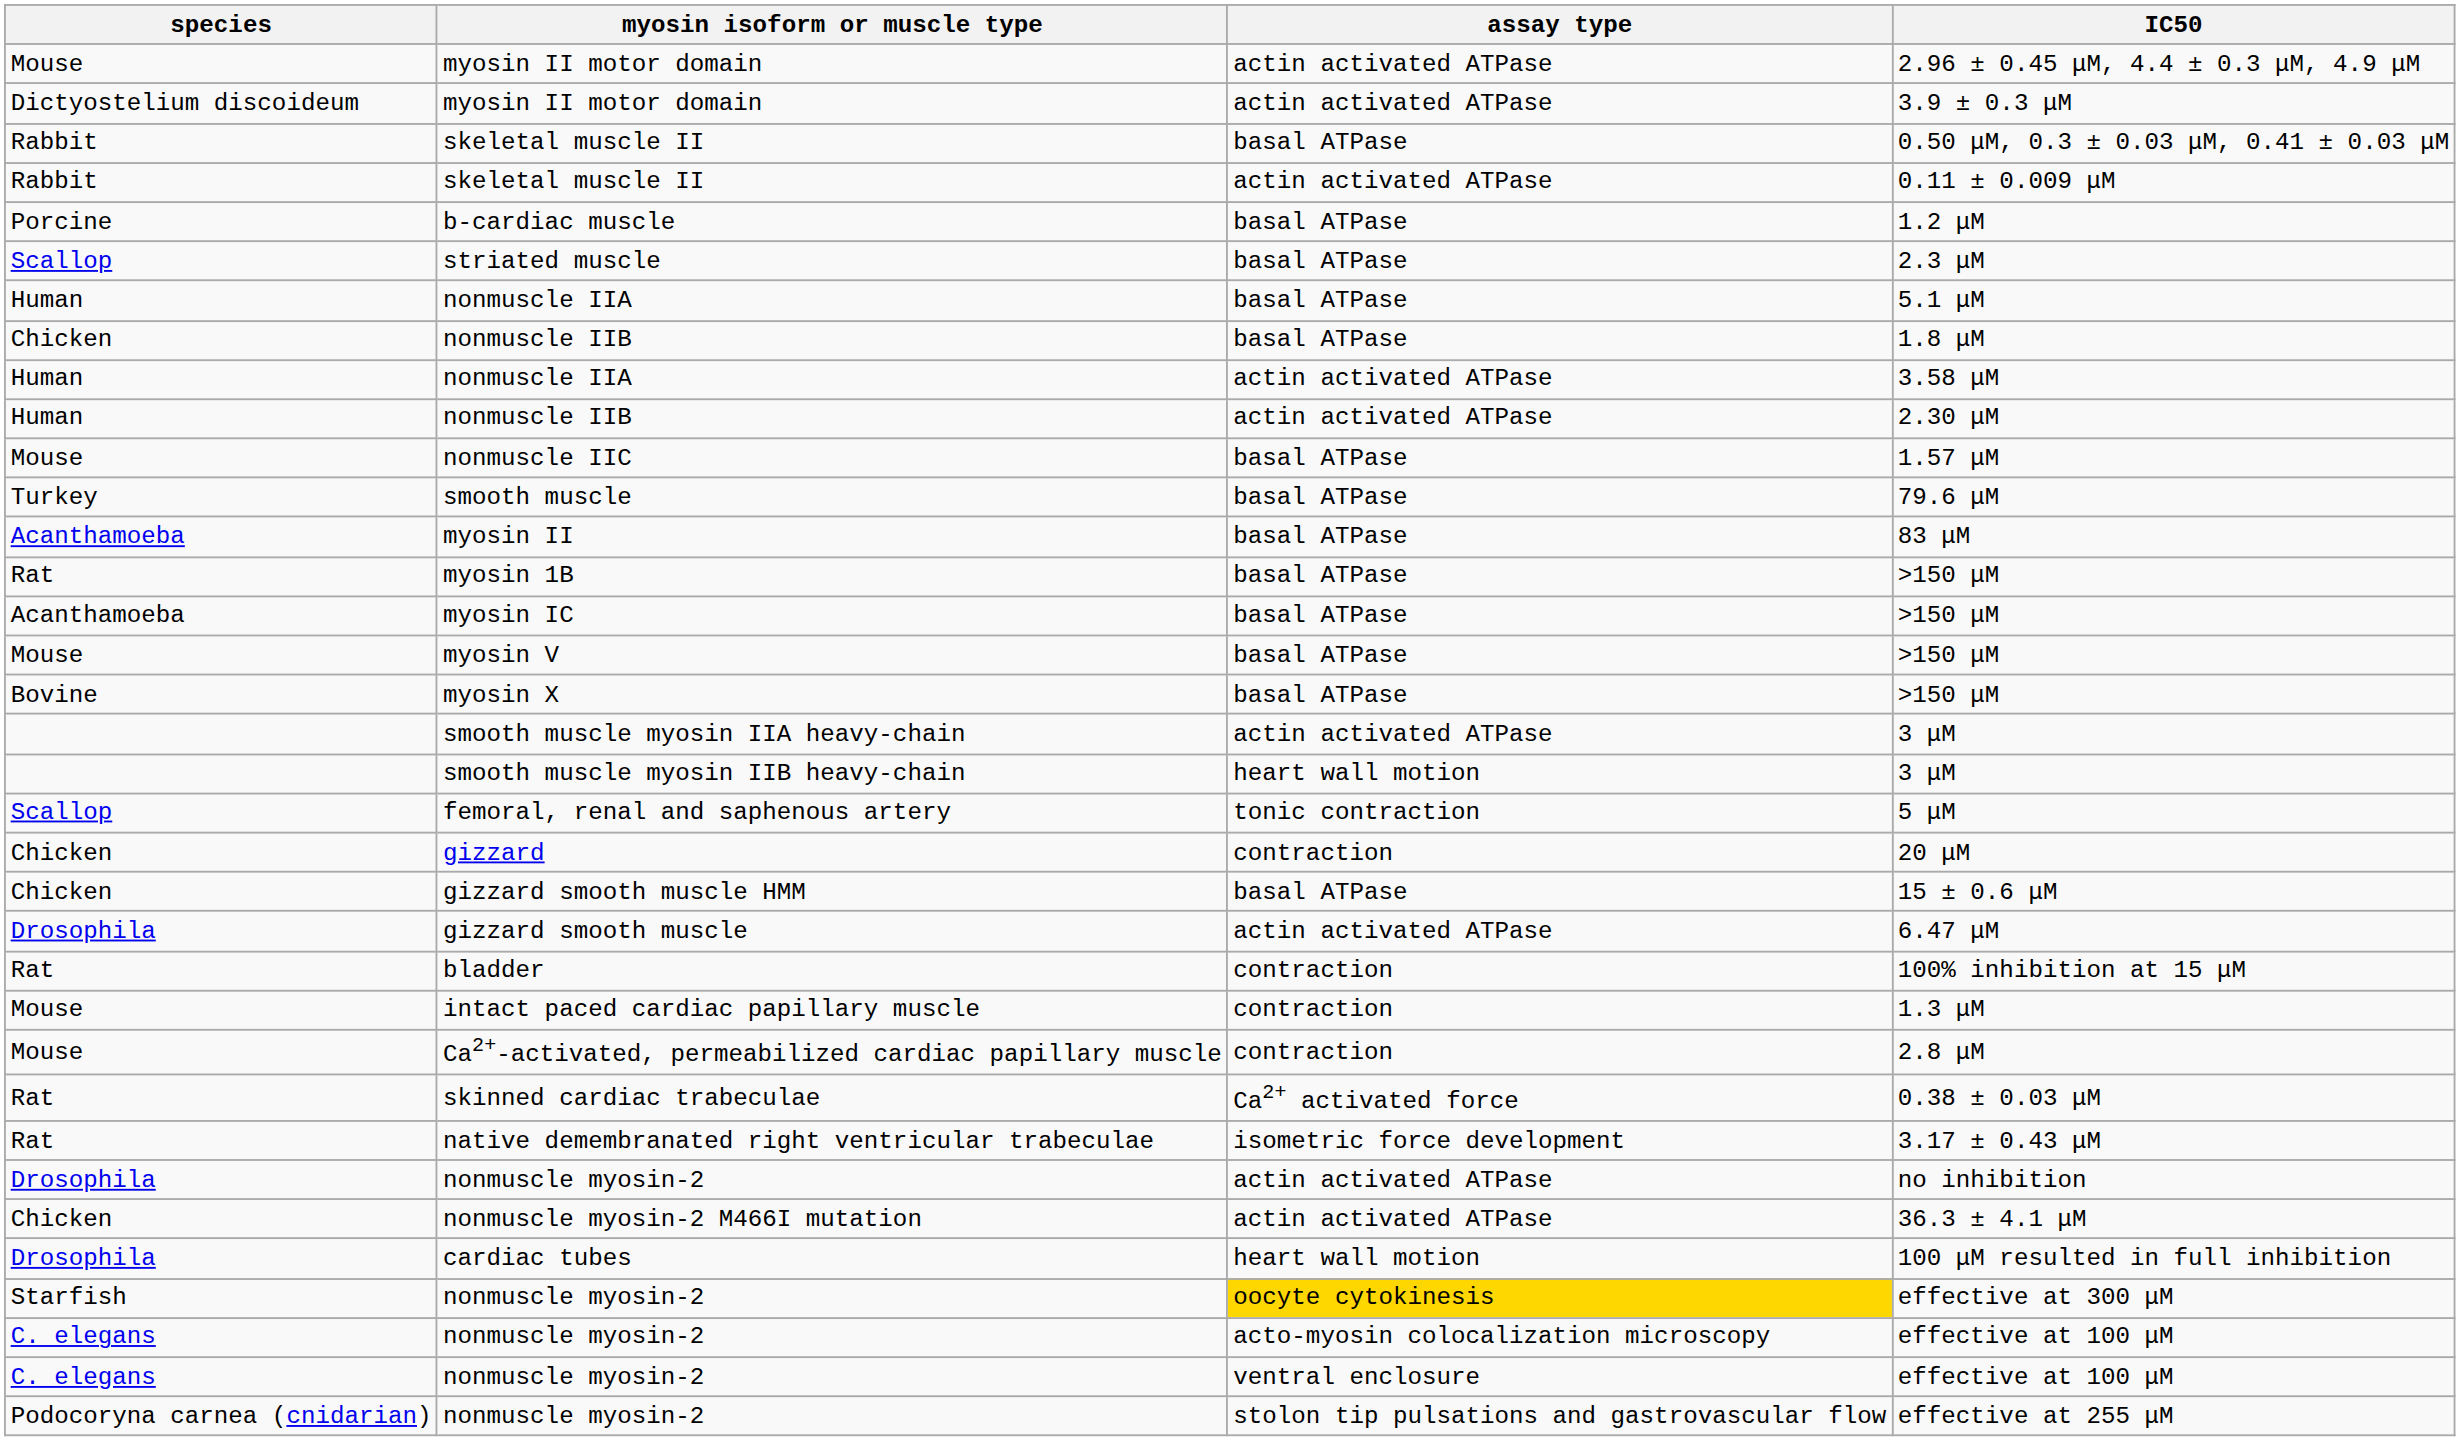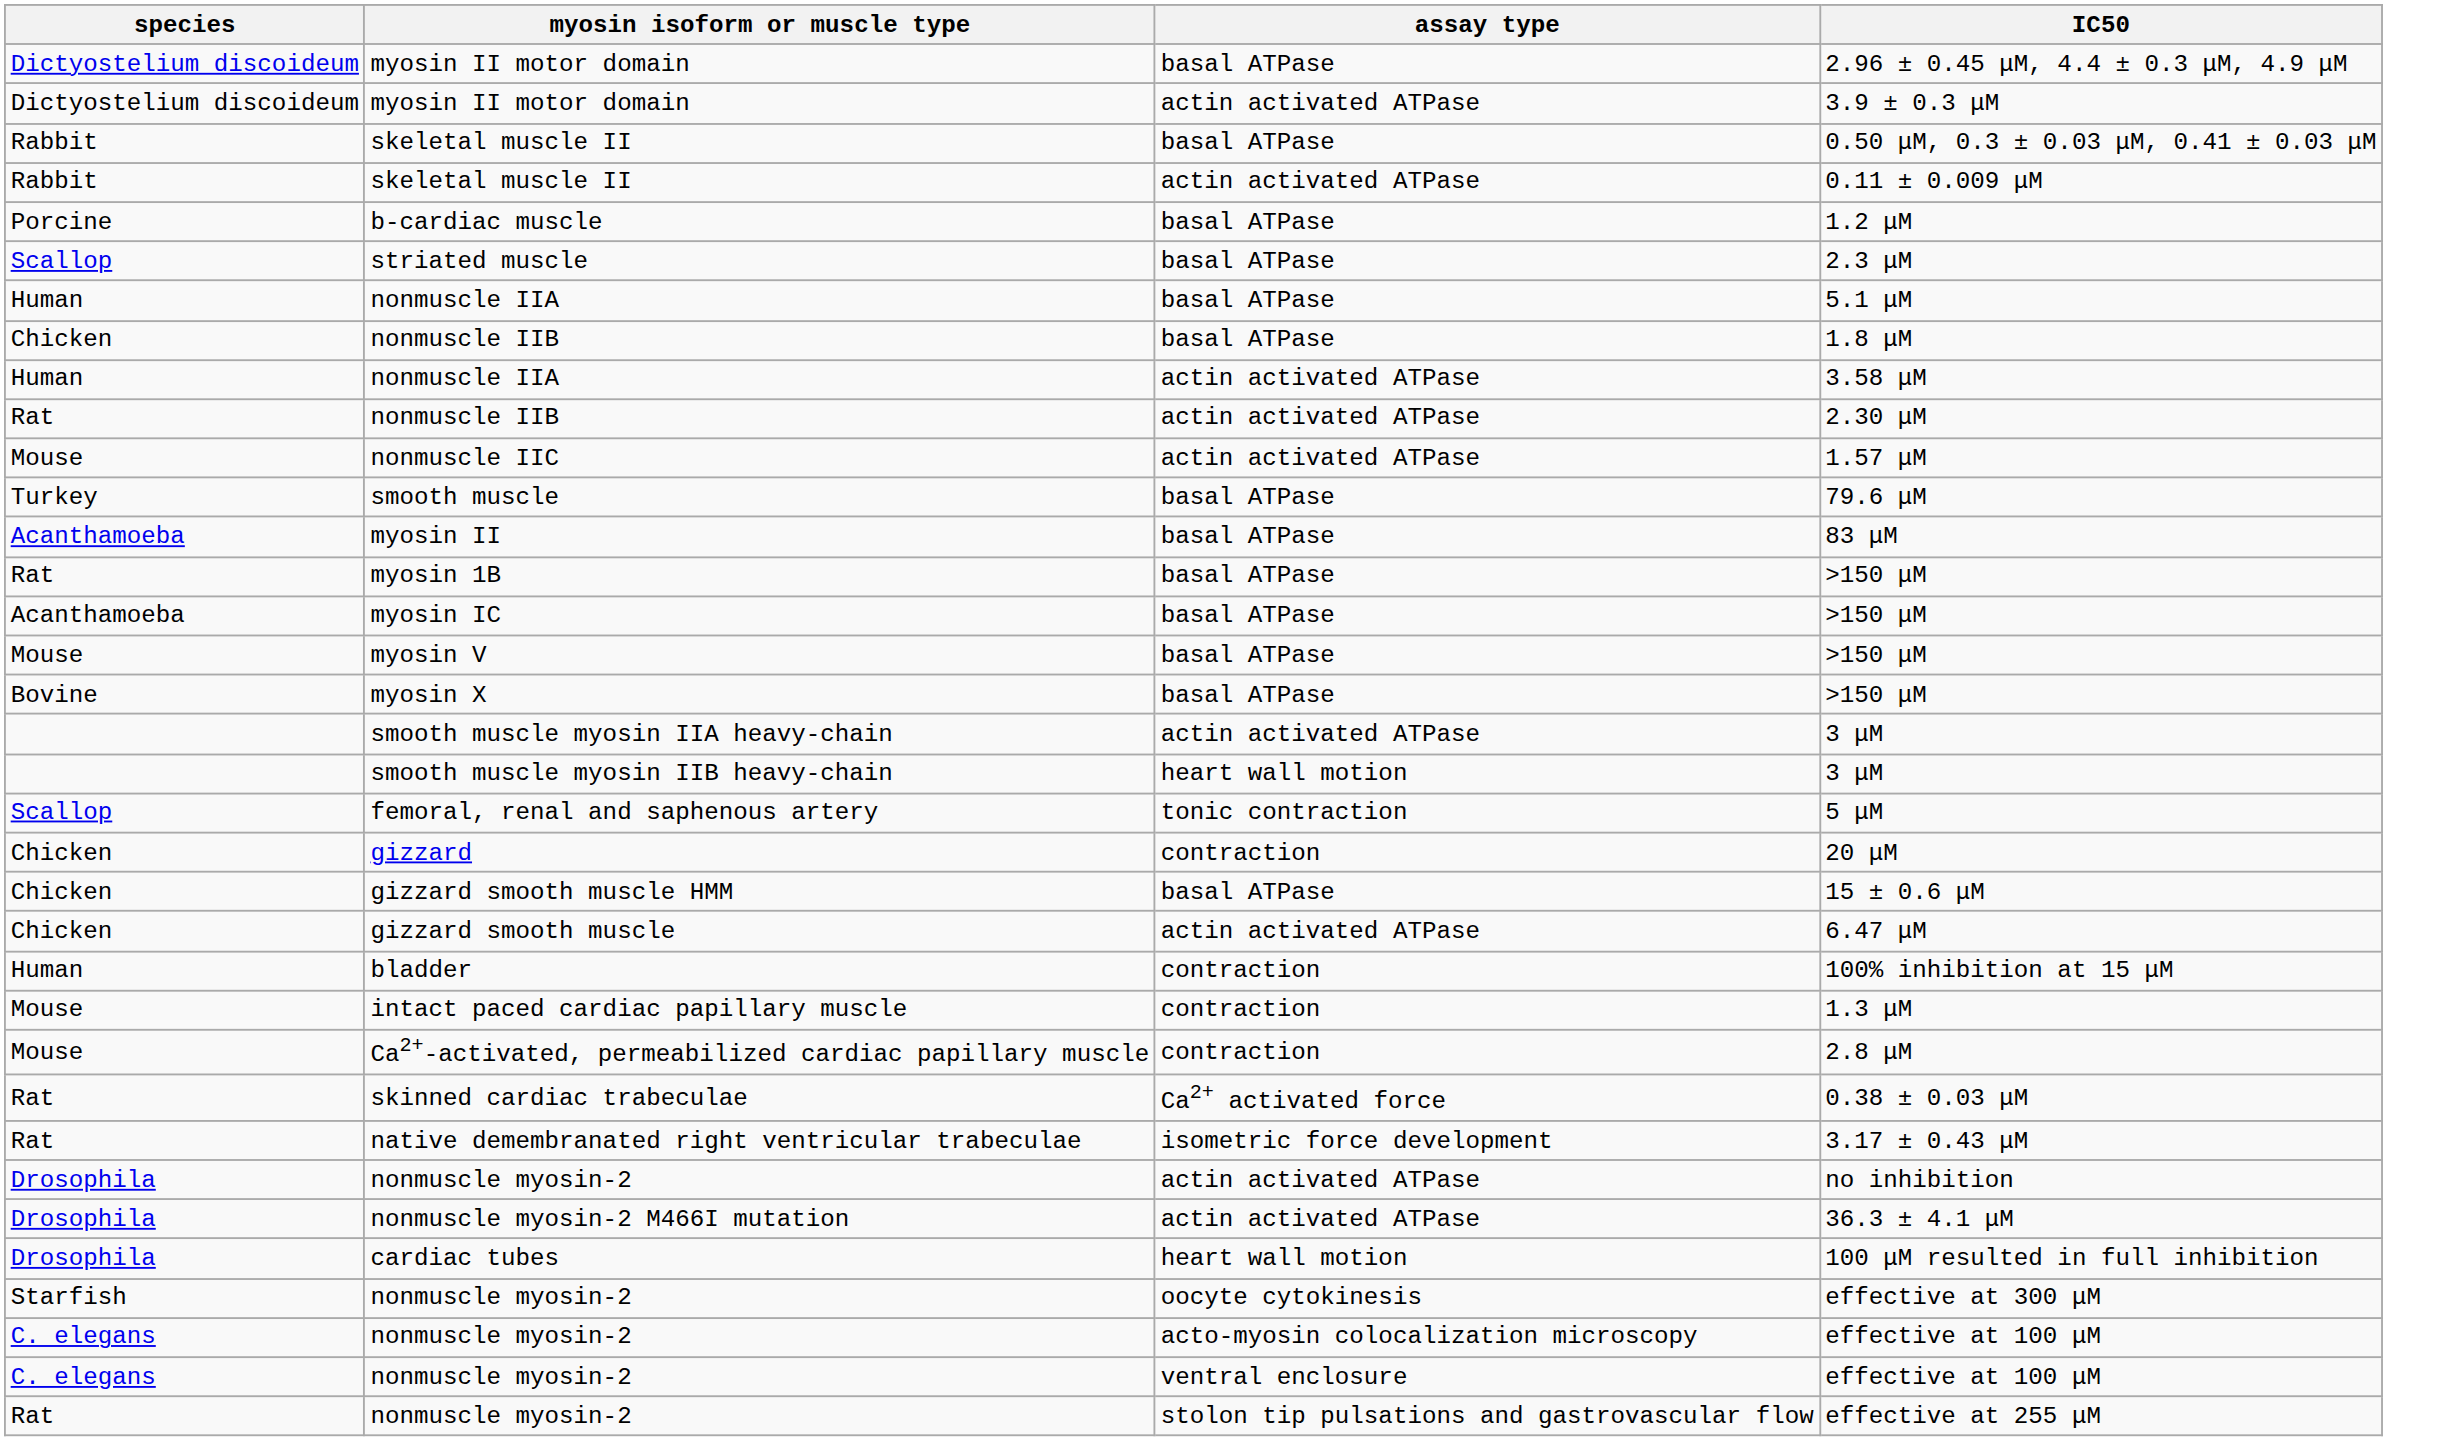(47, 64) Mouse -> (185, 64) Dictyostelium discoideum
(1393, 64) actin activated ATPase -> (1248, 64) basal ATPase
(47, 419) Human -> (32, 419) Rat
(1320, 458) basal ATPase -> (1320, 458) actin activated ATPase
(83, 931) Drosophila -> (61, 931) Chicken
(32, 970) Rat -> (47, 970) Human
(61, 1219) Chicken -> (83, 1219) Drosophila
(1364, 1298) gold background -> (1291, 1298) no background
(221, 1416) Podocoryna carnea (cnidarian) -> (32, 1416) Rat
